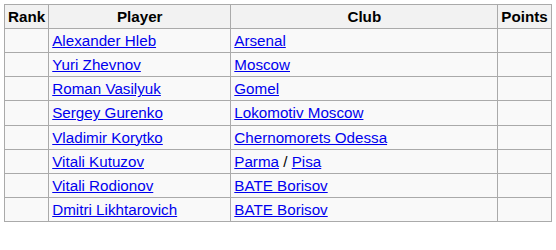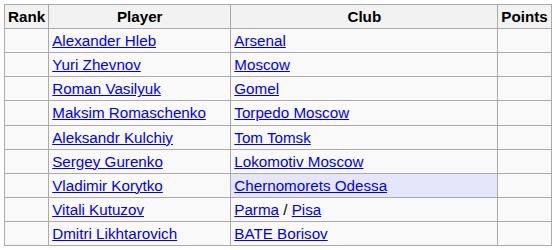+ row: (129, 113)
+ row: (113, 137)
(311, 137) no background -> (311, 185) lavender background
- row: (103, 185)
